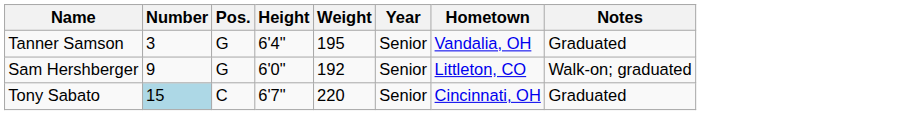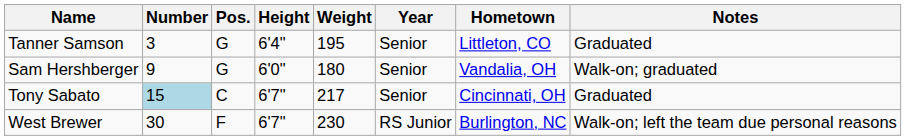(483, 43) Vandalia, OH -> (505, 43) Littleton, CO
(331, 69) 192 -> (331, 69) 180
(480, 69) Littleton, CO -> (508, 69) Vandalia, OH
(331, 95) 220 -> (331, 95) 217
+ row: (55, 122)
